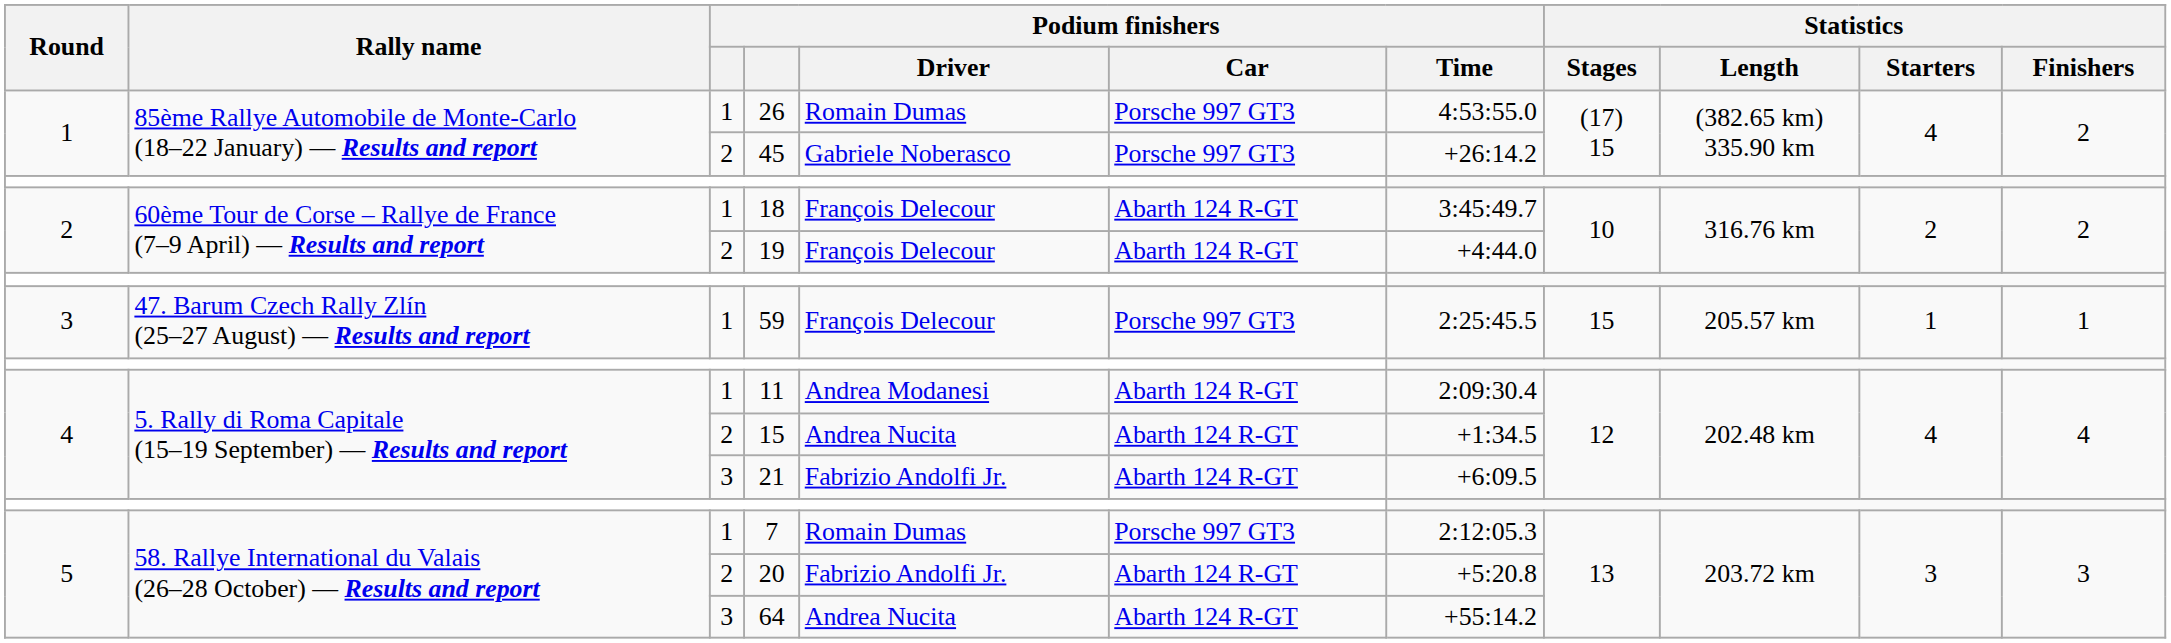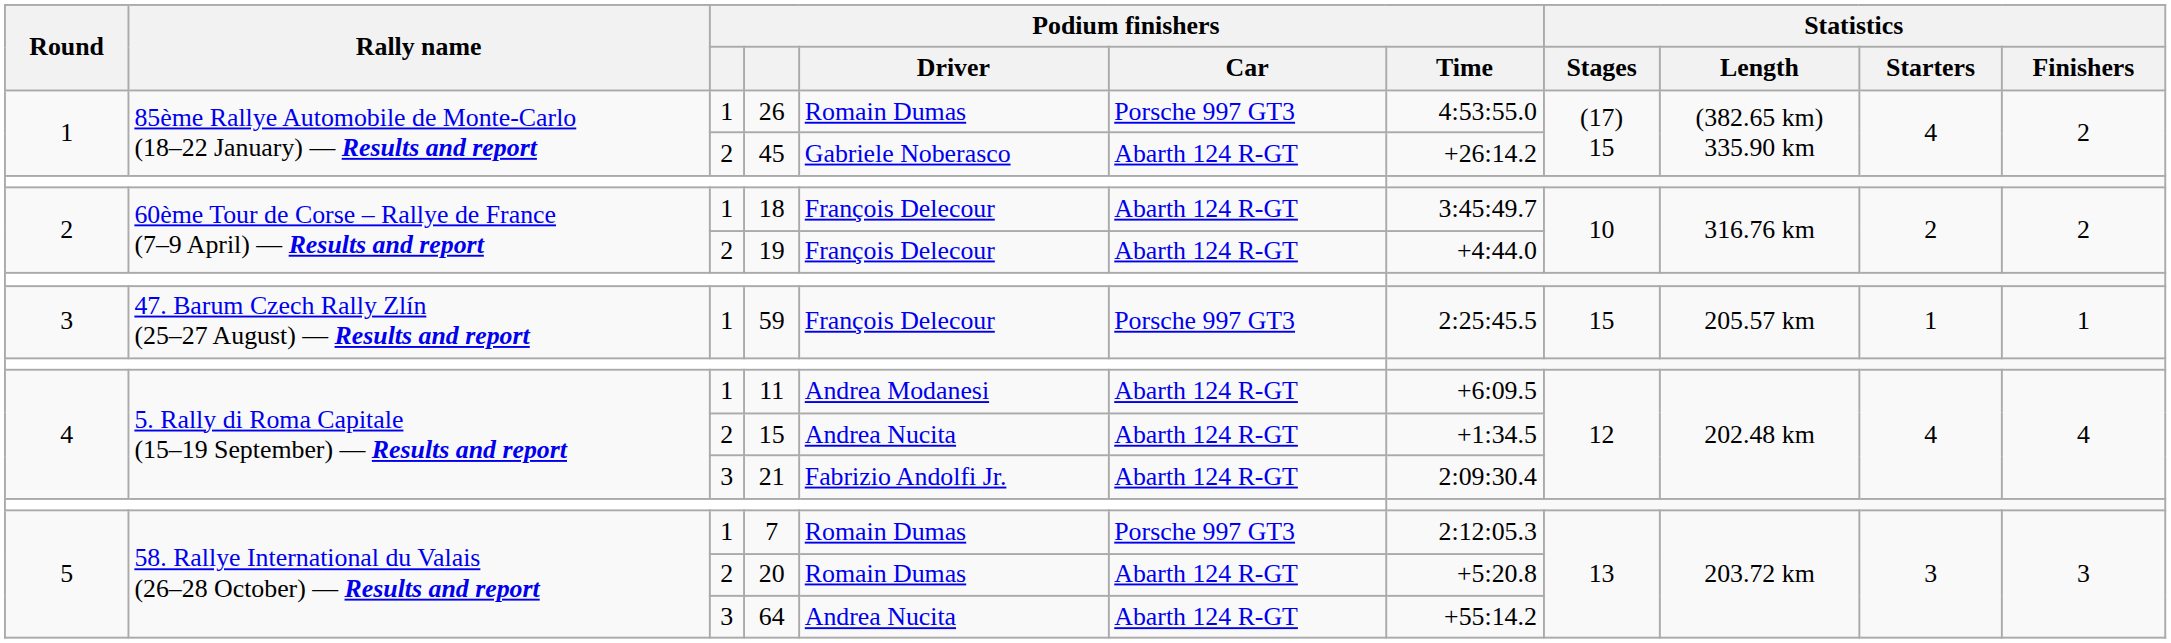(1205, 153) Porsche 997 GT3 -> (1206, 153) Abarth 124 R-GT
(1488, 390) 2:09:30.4 -> (1497, 390) +6:09.5
(1497, 476) +6:09.5 -> (1488, 476) 2:09:30.4
(906, 573) Fabrizio Andolfi Jr. -> (885, 573) Romain Dumas
